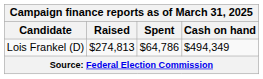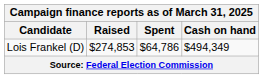(112, 47) $274,813 -> (112, 47) $274,853
